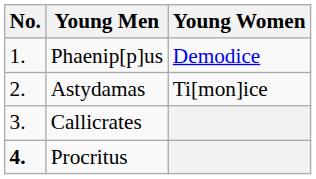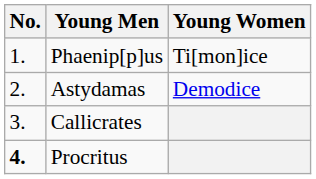(217, 55) Demodice -> (220, 55) Ti[mon]ice
(220, 88) Ti[mon]ice -> (217, 88) Demodice
